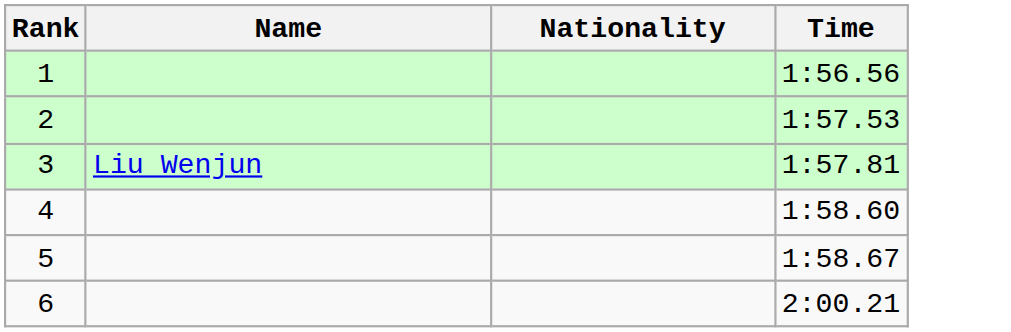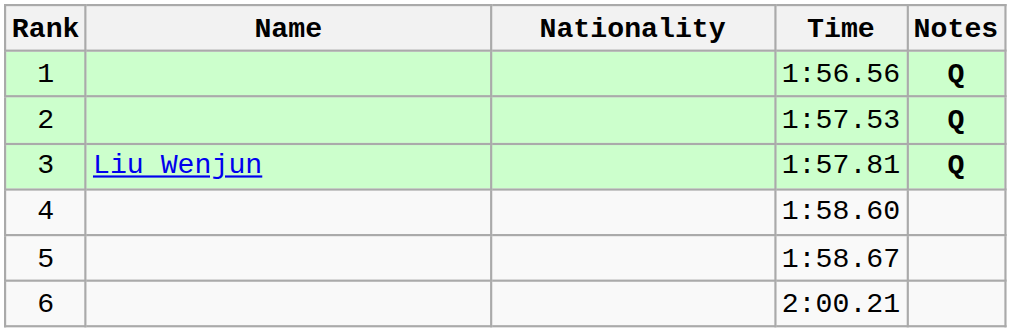+ column: (956, 28)
